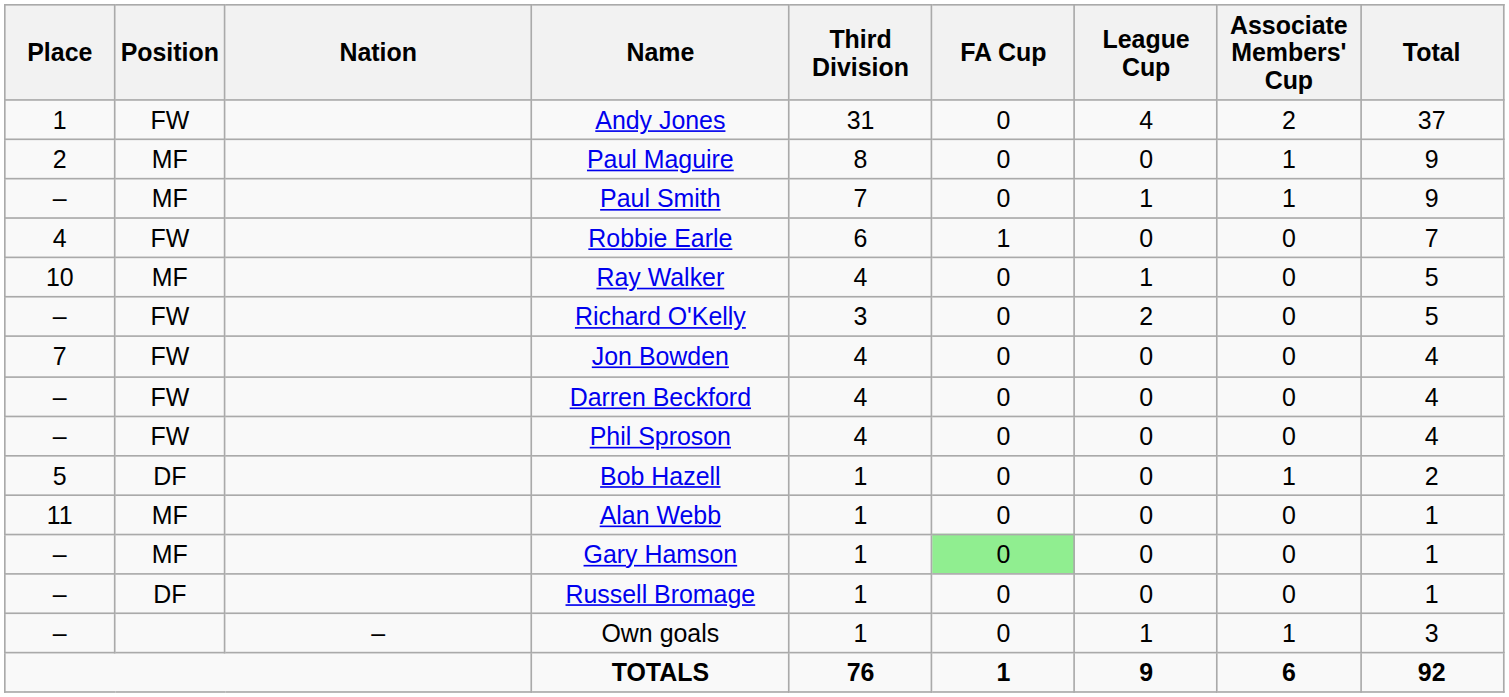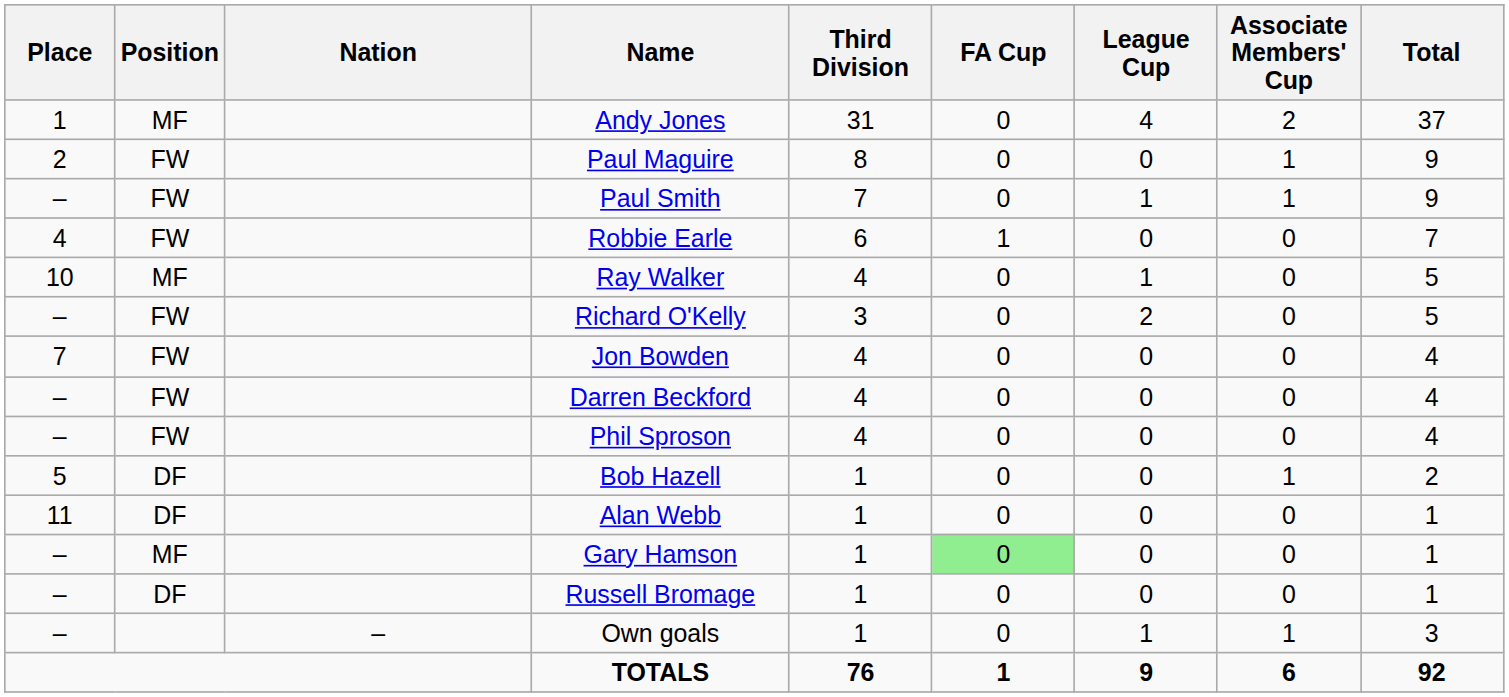(170, 120) FW -> (170, 120) MF
(170, 159) MF -> (170, 159) FW
(170, 199) MF -> (170, 199) FW
(170, 515) MF -> (170, 515) DF
